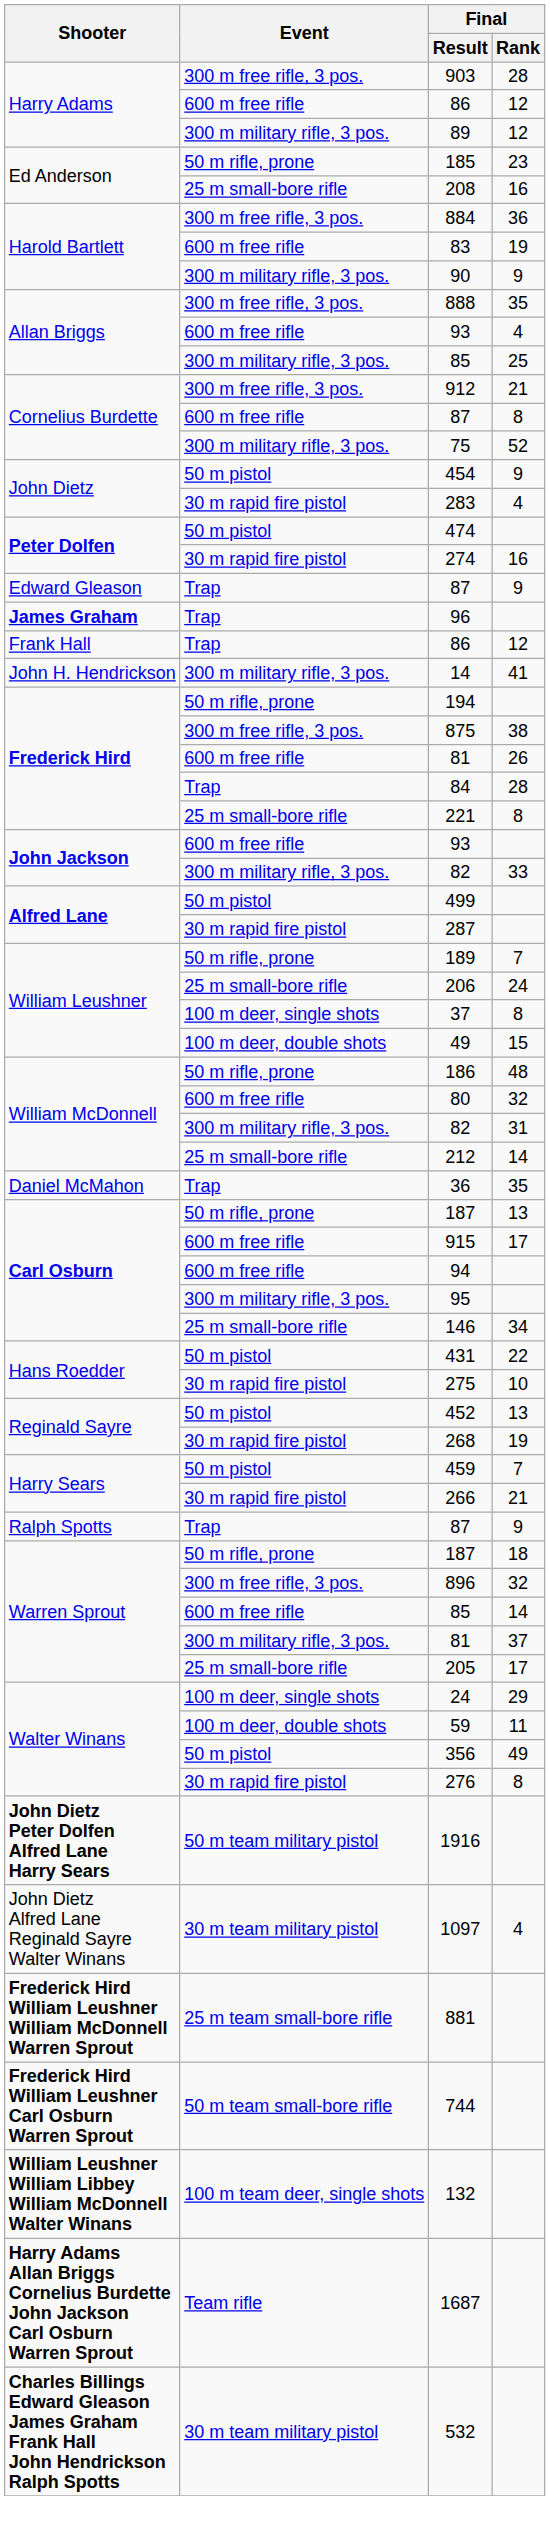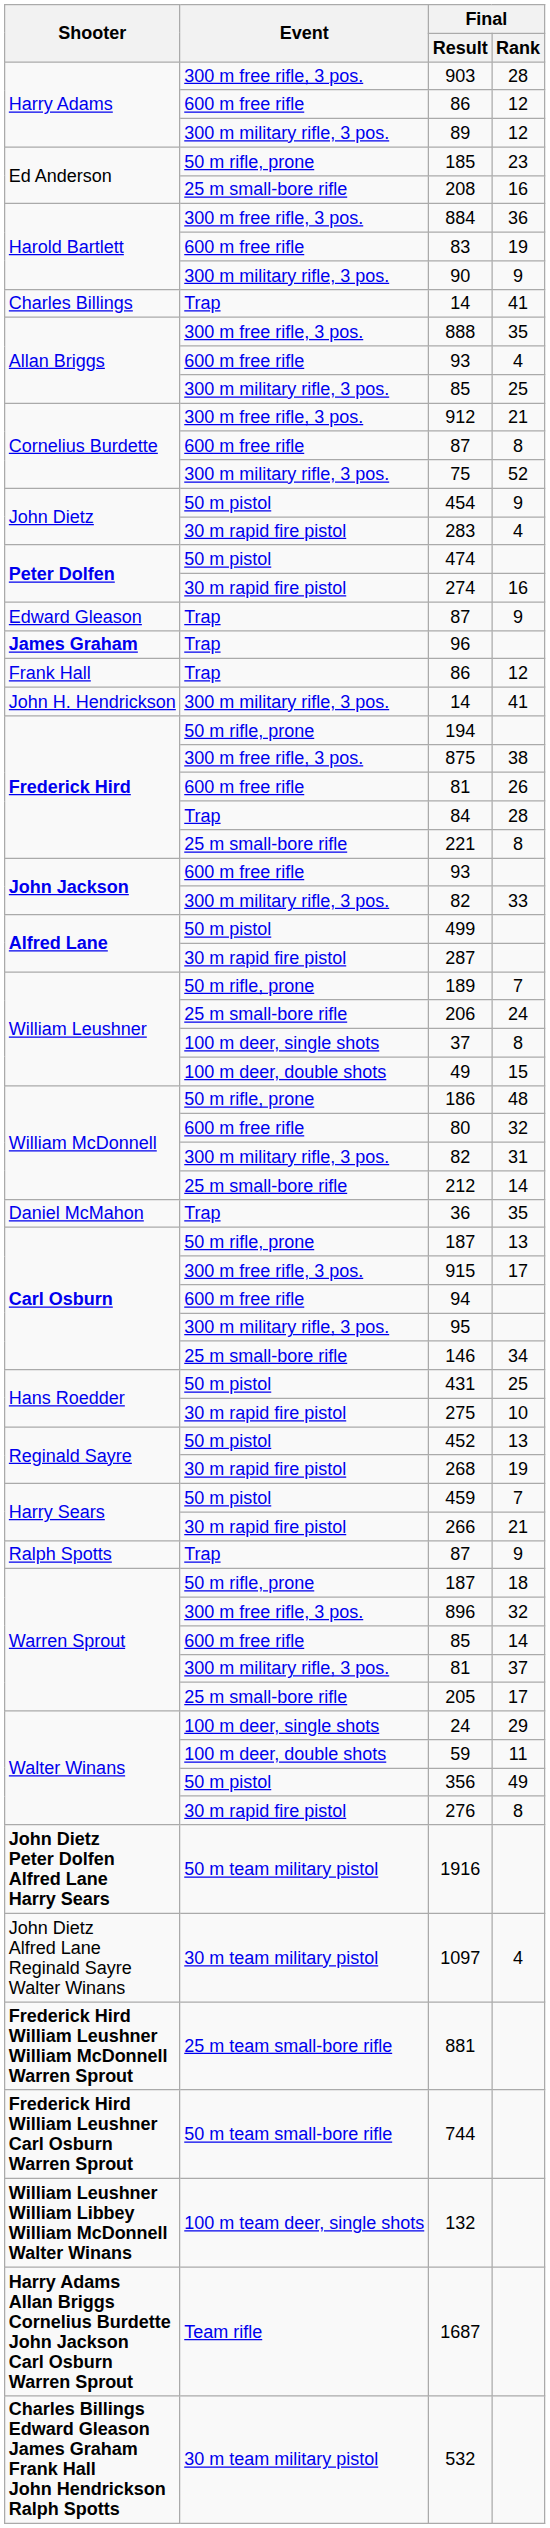+ row: (71, 304)
(244, 1242) 600 m free rifle -> (274, 1270) 300 m free rifle, 3 pos.
(518, 1356) 22 -> (518, 1384) 25
